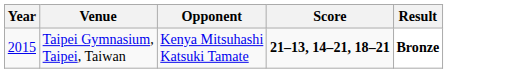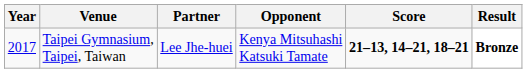+ column: (197, 16)
(22, 48) 2015 -> (22, 48) 2017
